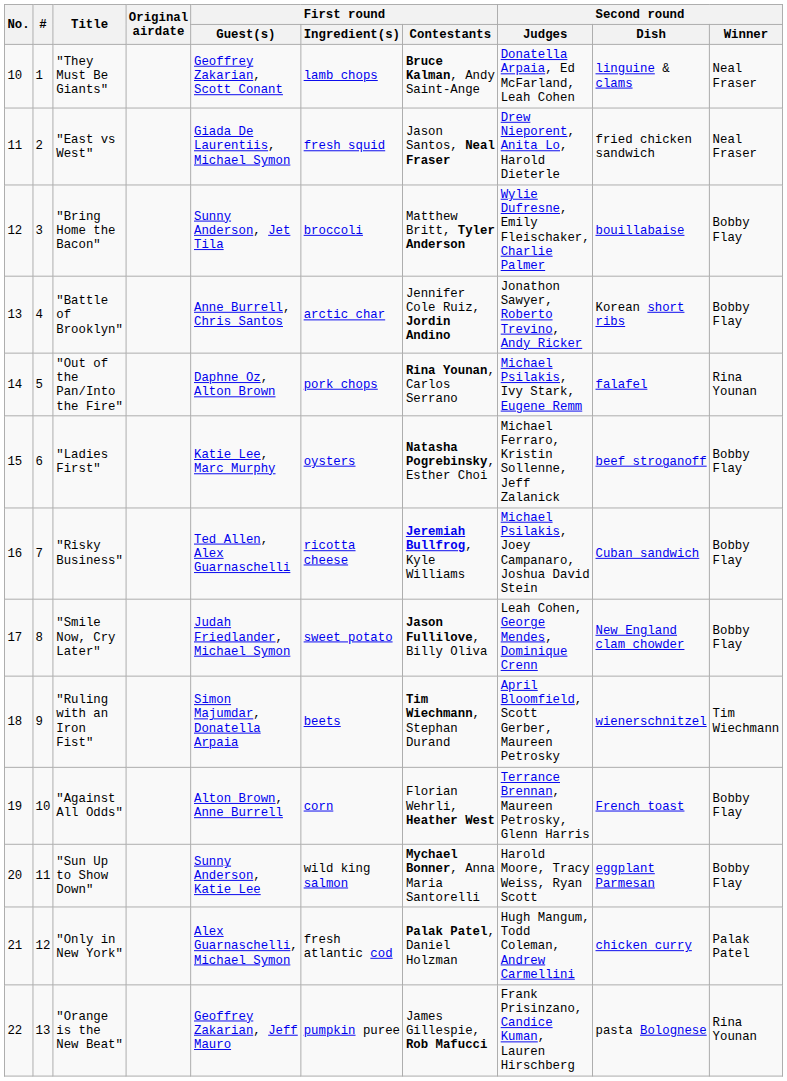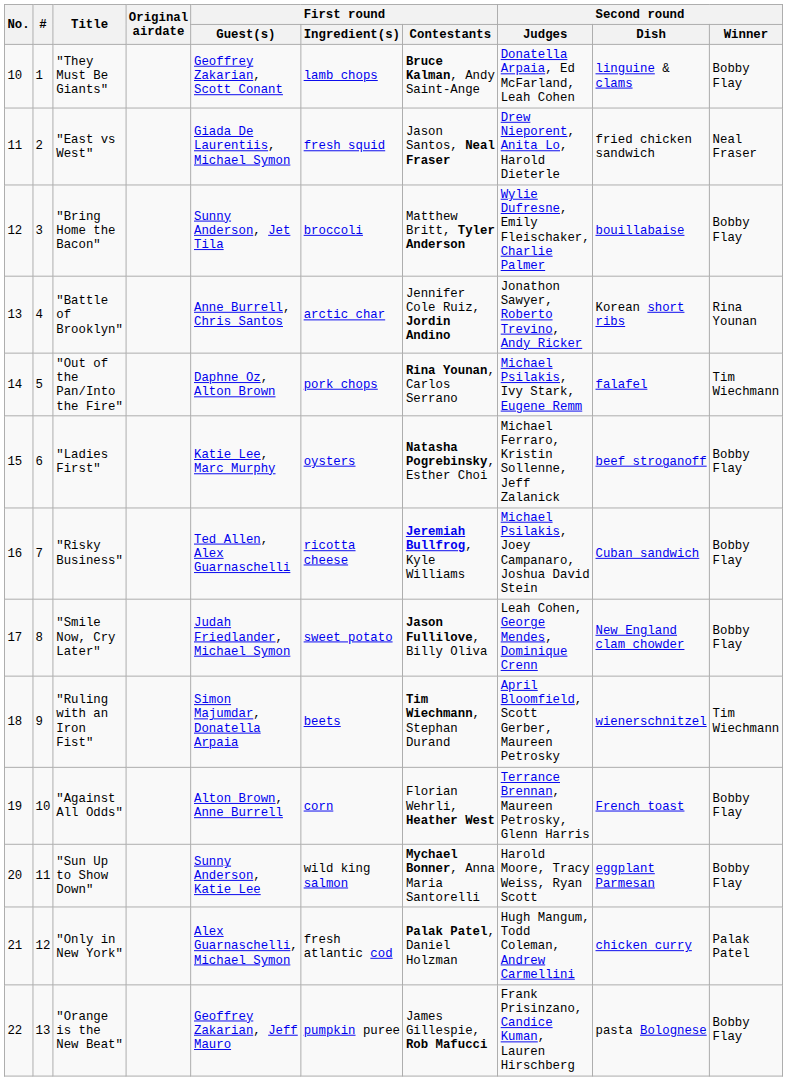(735, 76) Neal Fraser -> (731, 76) Bobby Flay
(731, 315) Bobby Flay -> (735, 315) Rina Younan
(735, 385) Rina Younan -> (746, 385) Tim Wiechmann
(735, 1030) Rina Younan -> (731, 1030) Bobby Flay
